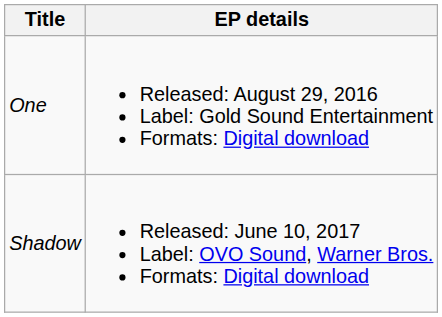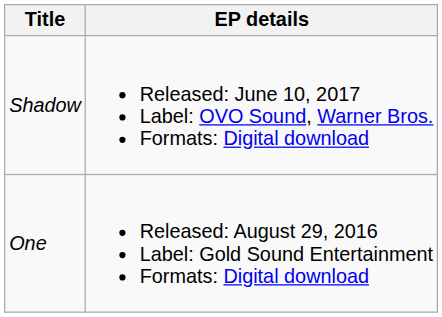rows swapped: (28, 105) <-> (45, 243)
